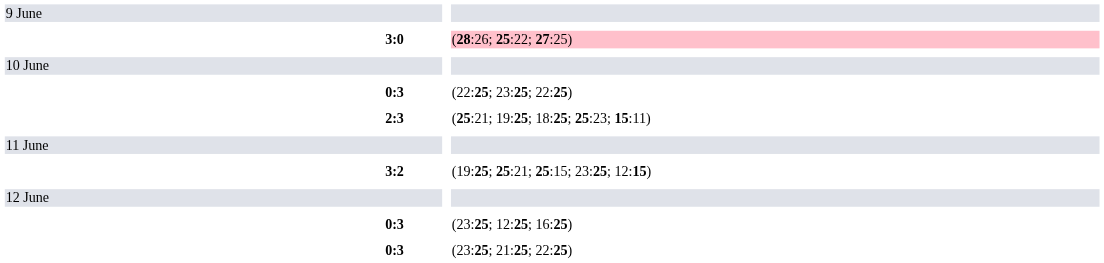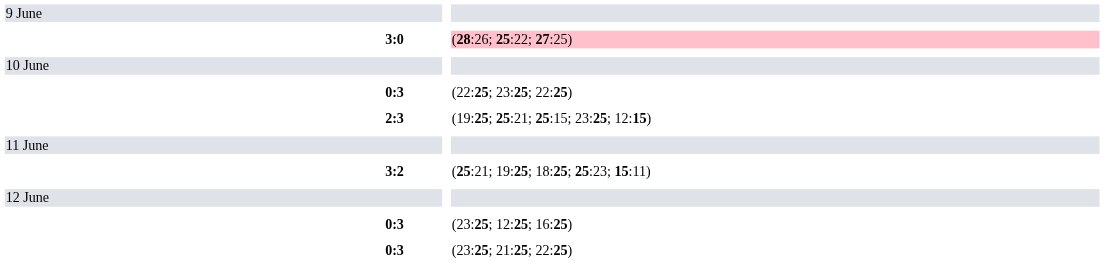(551, 118) (25:21; 19:25; 18:25; 25:23; 15:11) -> (551, 118) (19:25; 25:21; 25:15; 23:25; 12:15)
(551, 171) (19:25; 25:21; 25:15; 23:25; 12:15) -> (551, 171) (25:21; 19:25; 18:25; 25:23; 15:11)
